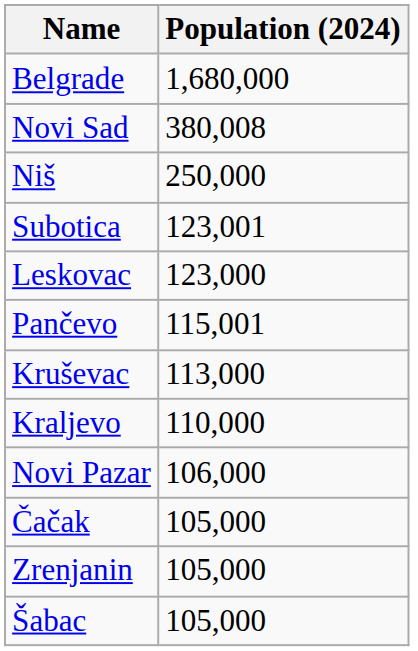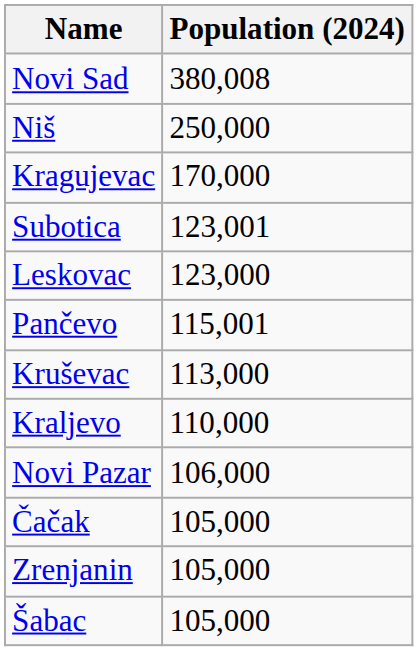- row: (68, 78)
+ row: (84, 176)
